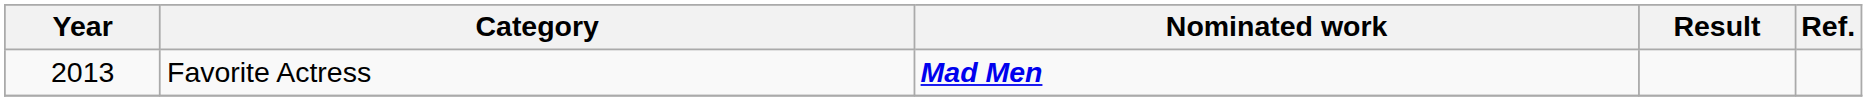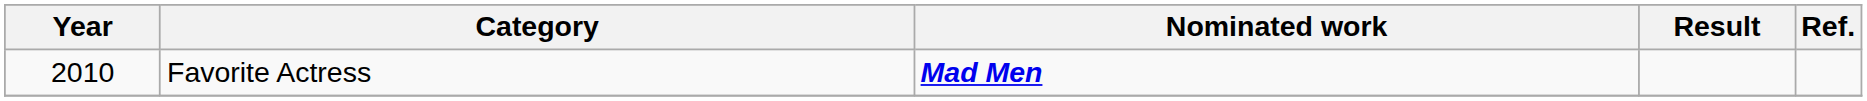(83, 72) 2013 -> (83, 72) 2010
